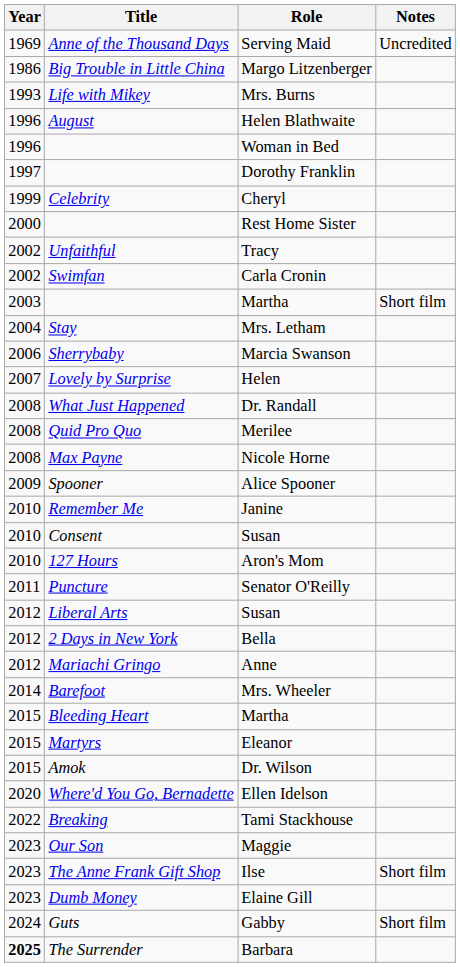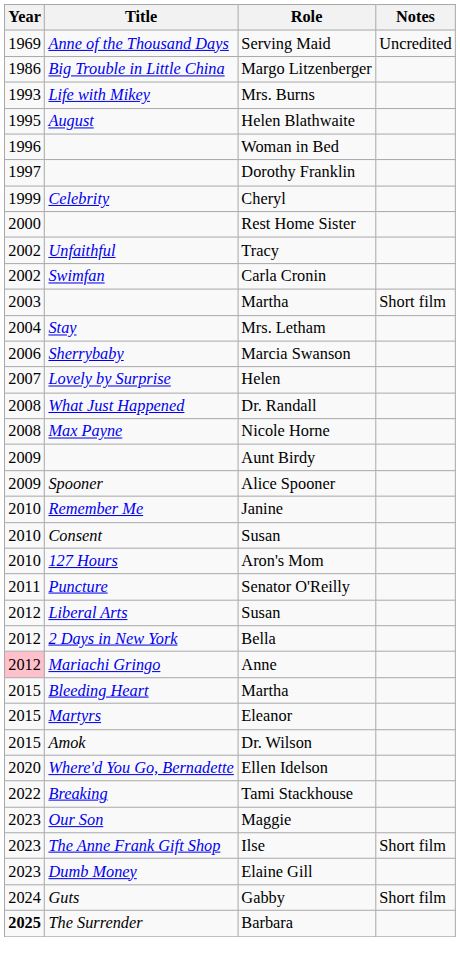(25, 120) 1996 -> (25, 120) 1995
- row: (95, 431)
+ row: (141, 457)
(25, 664) no background -> (25, 664) pink background
- row: (77, 690)
